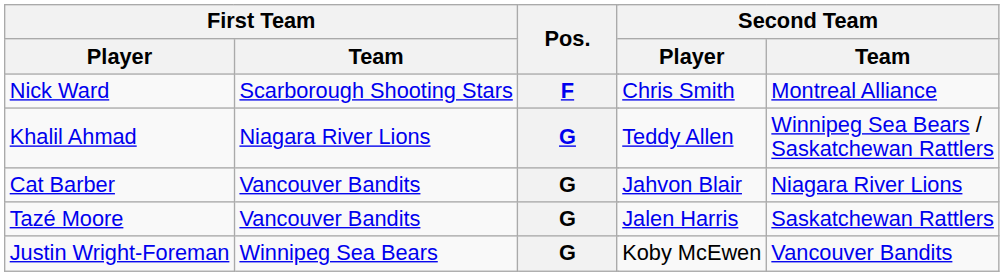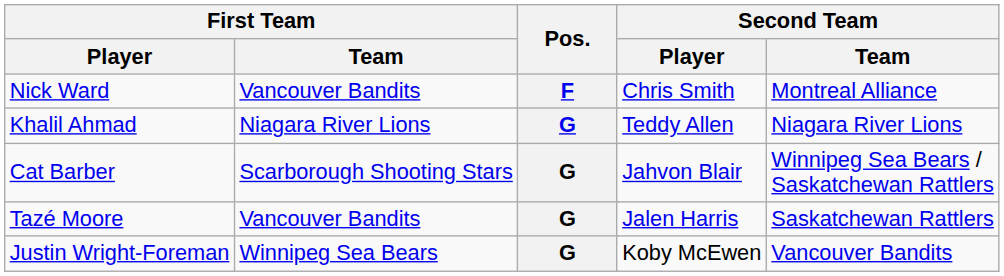(376, 90) Scarborough Shooting Stars -> (330, 90) Vancouver Bandits
(883, 137) Winnipeg Sea Bears / Saskatchewan Rattlers -> (867, 125) Niagara River Lions
(330, 184) Vancouver Bandits -> (376, 172) Scarborough Shooting Stars
(867, 184) Niagara River Lions -> (883, 172) Winnipeg Sea Bears / Saskatchewan Rattlers
